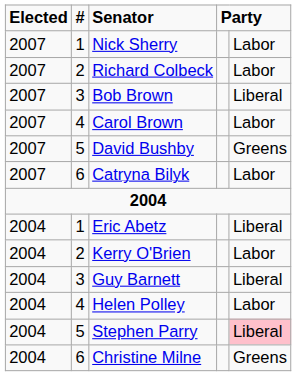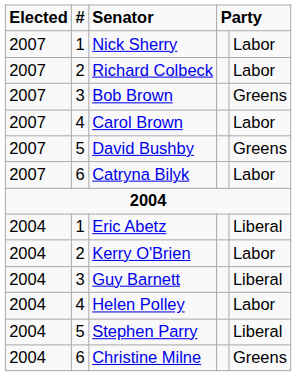(258, 96) Liberal -> (260, 96) Greens
(258, 331) pink background -> (258, 331) no background
